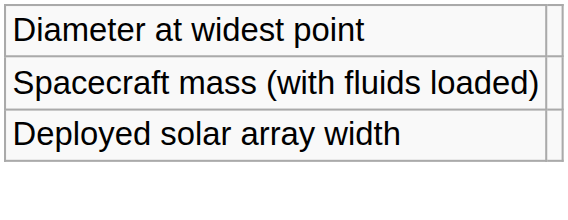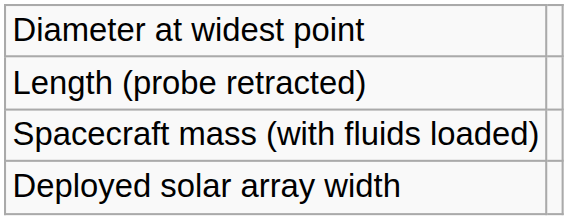+ row: (189, 82)
